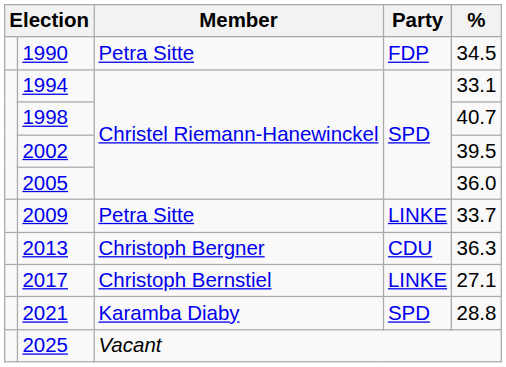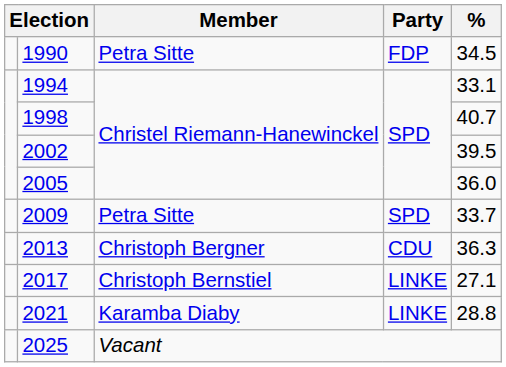(417, 215) LINKE -> (409, 215) SPD
(409, 313) SPD -> (417, 313) LINKE
